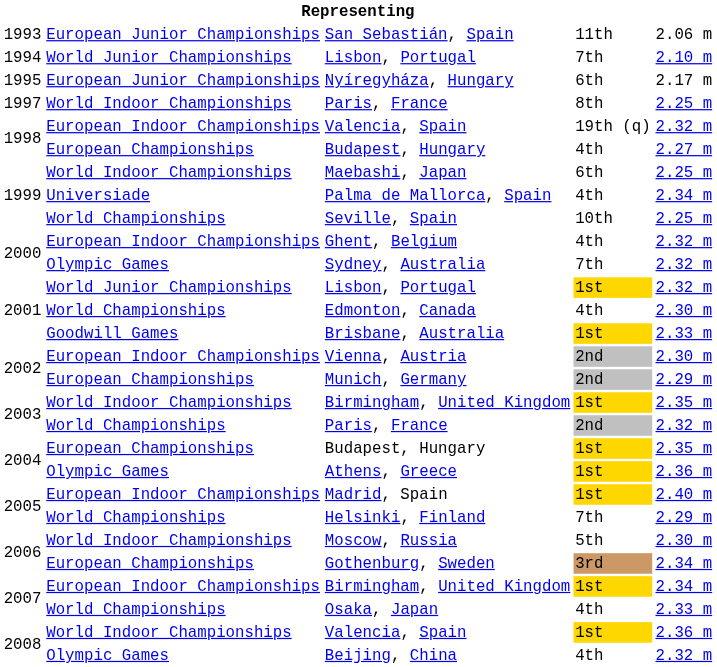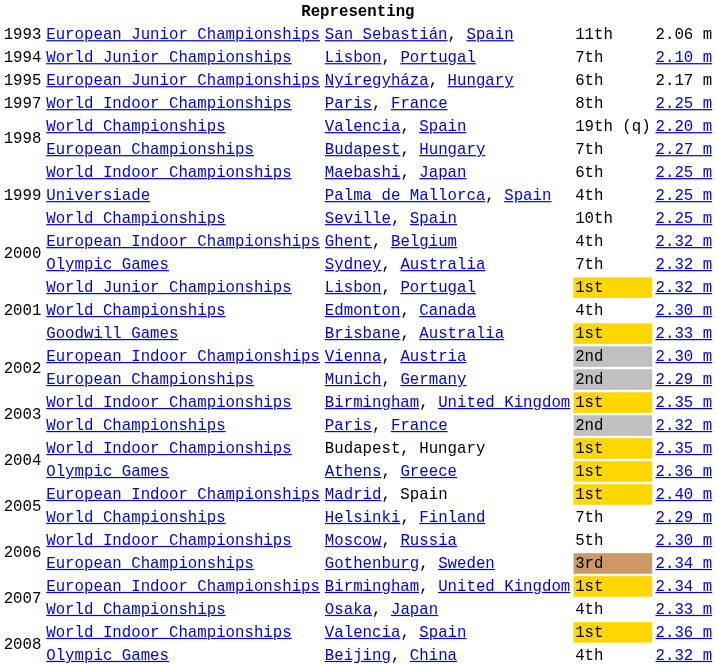(183, 127) European Indoor Championships -> (136, 127) World Championships
(684, 127) 2.32 m -> (684, 127) 2.20 m
(589, 150) 4th -> (589, 150) 7th
(684, 196) 2.34 m -> (684, 196) 2.25 m
(150, 449) European Championships -> (169, 449) World Indoor Championships
